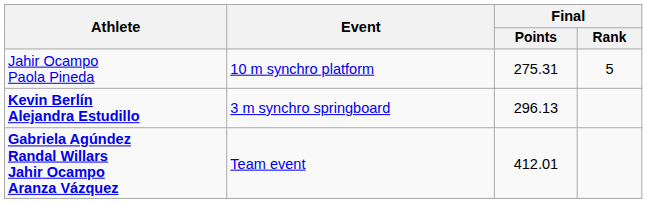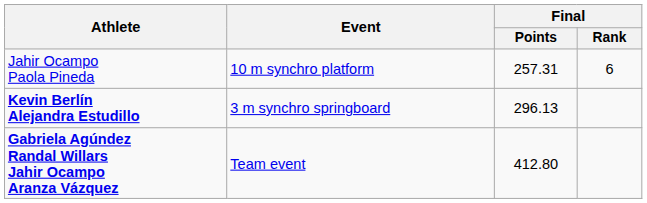(536, 69) 275.31 -> (536, 69) 257.31
(609, 69) 5 -> (609, 69) 6
(536, 164) 412.01 -> (536, 164) 412.80
